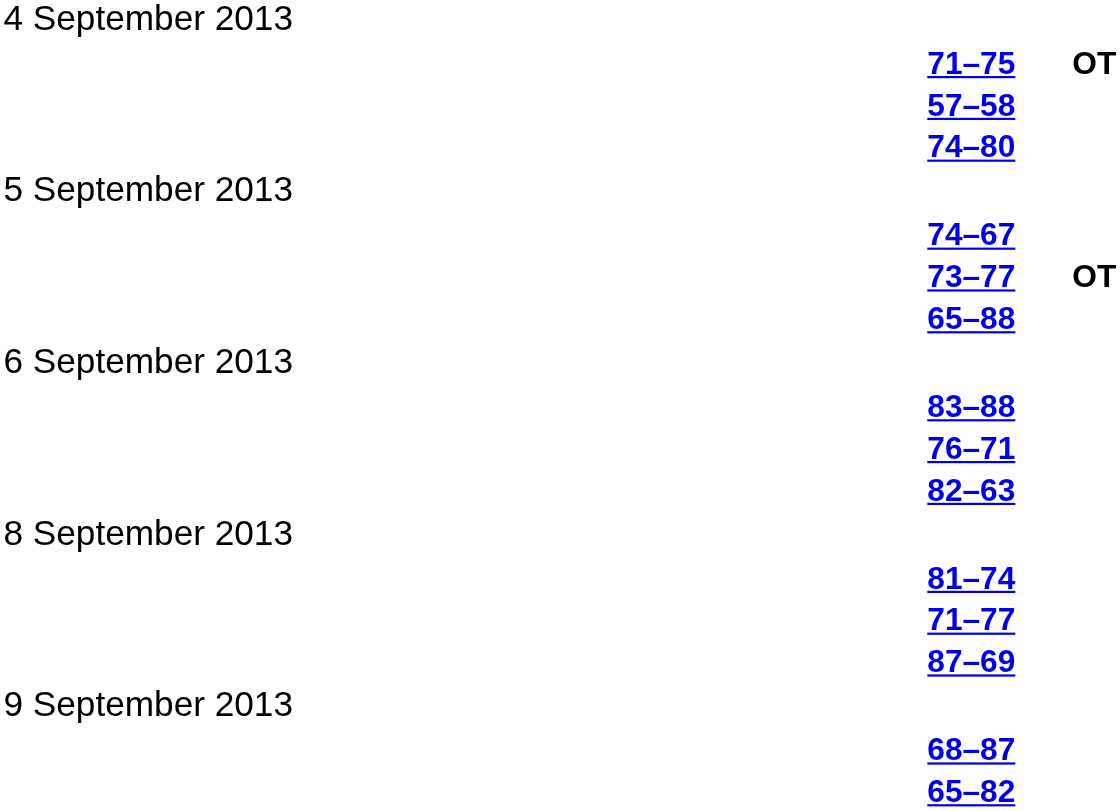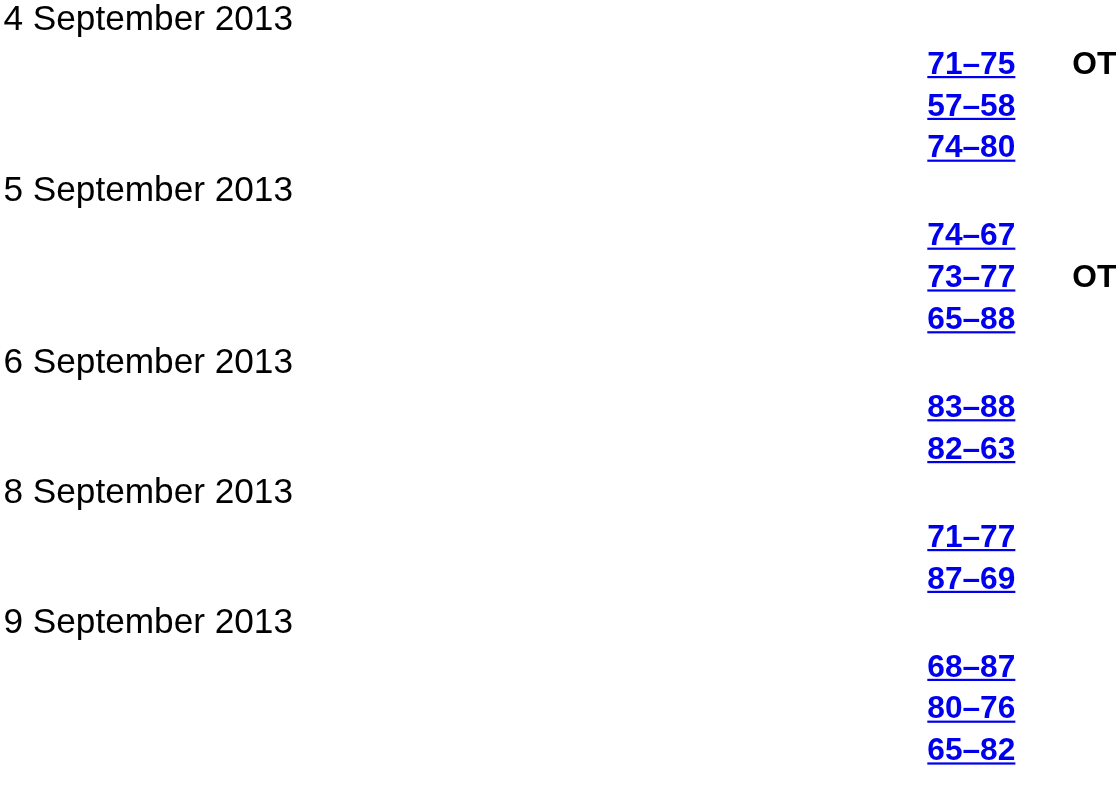- row: (388, 448)
- row: (388, 578)
+ row: (388, 707)
